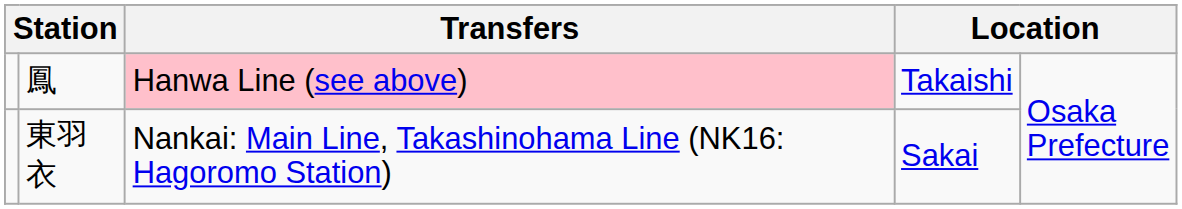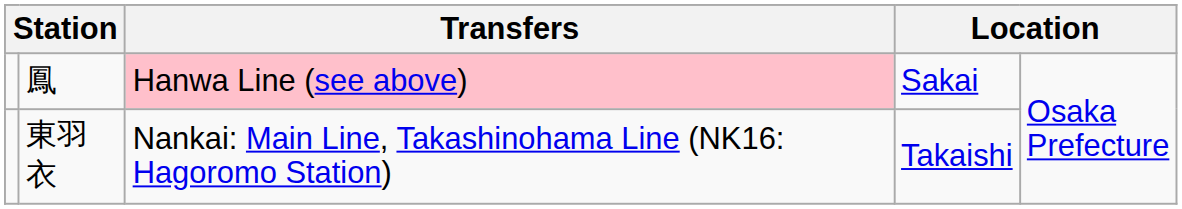(957, 80) Takaishi -> (940, 80) Sakai
(940, 155) Sakai -> (957, 155) Takaishi
